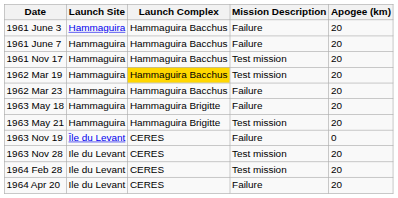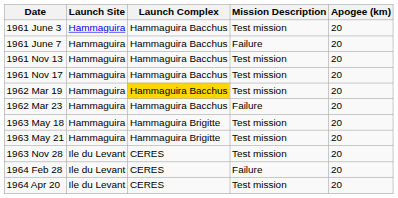(247, 28) Failure -> (259, 28) Test mission
+ row: (35, 59)
(247, 106) Failure -> (259, 122) Test mission
- row: (35, 138)
(259, 169) Test mission -> (247, 169) Failure
(247, 185) Failure -> (259, 185) Test mission
